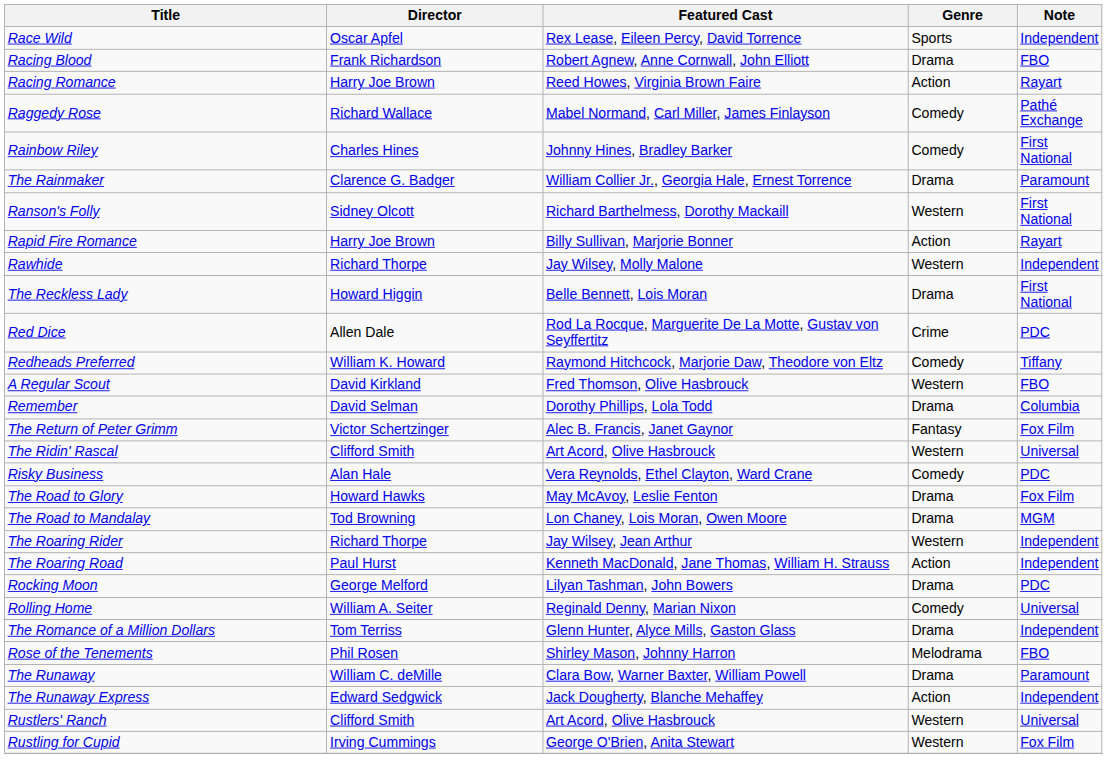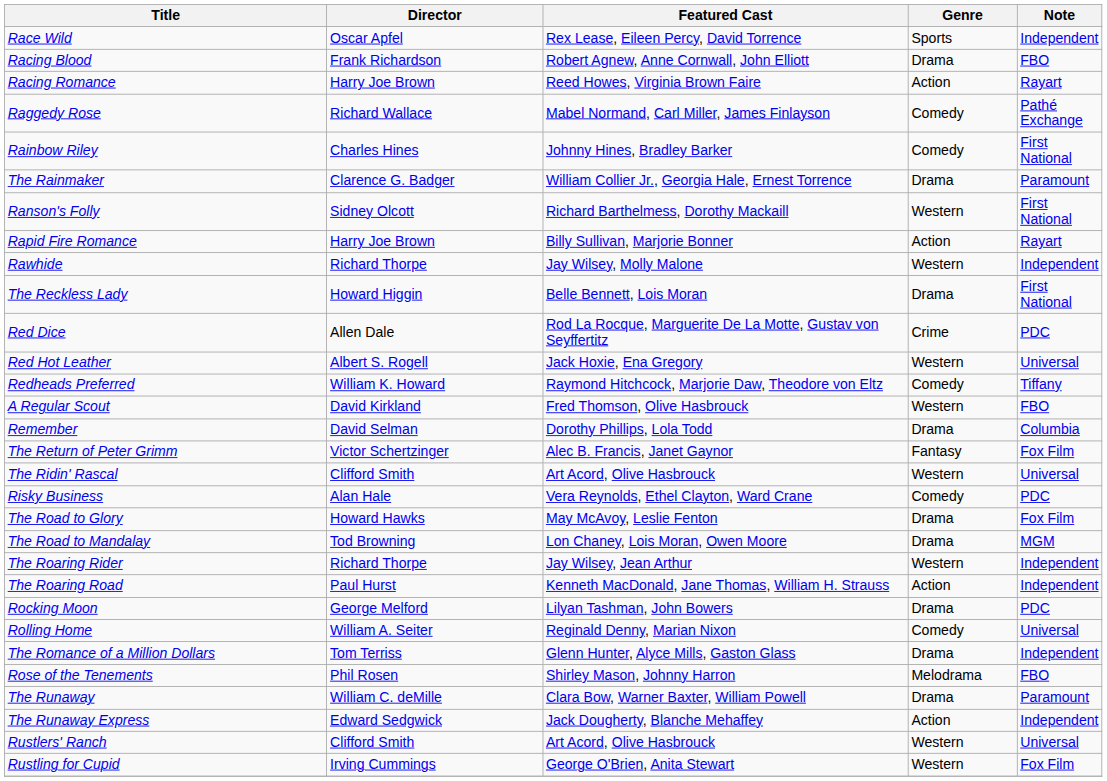+ row: (59, 362)
